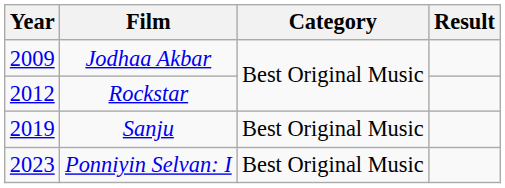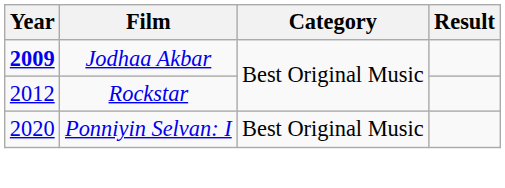(32, 57) normal -> (32, 57) bold
- row: (148, 128)
(32, 164) 2023 -> (32, 128) 2020
